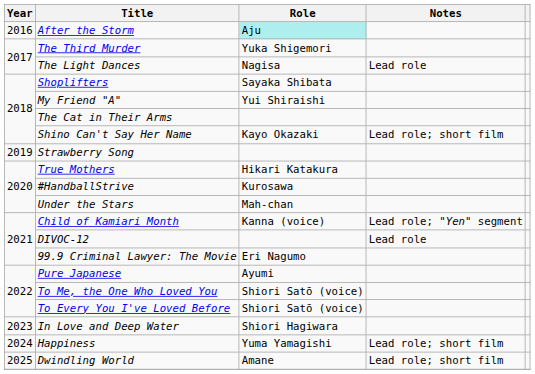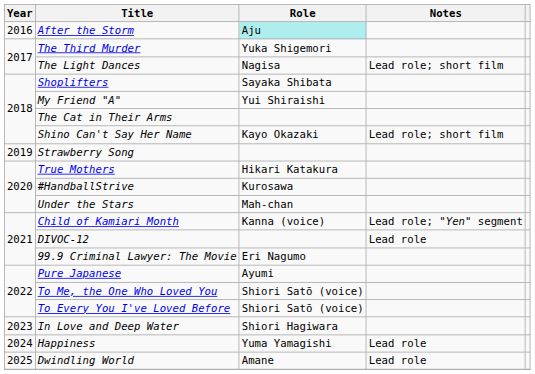(398, 65) Lead role -> (436, 65) Lead role; short film
(436, 343) Lead role; short film -> (398, 343) Lead role
(436, 361) Lead role; short film -> (398, 361) Lead role
